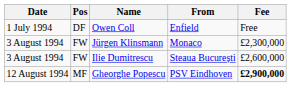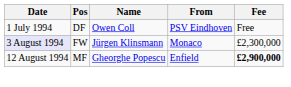(184, 27) Enfield -> (201, 27) PSV Eindhoven
(35, 43) no background -> (35, 43) lavender background
- row: (123, 58)
(201, 74) PSV Eindhoven -> (184, 58) Enfield
